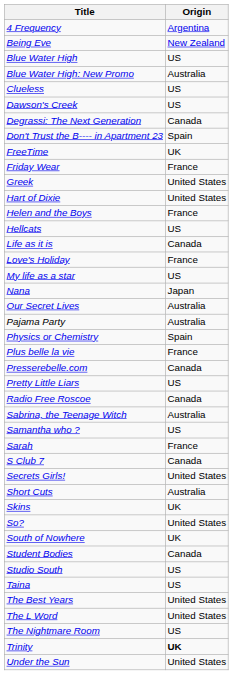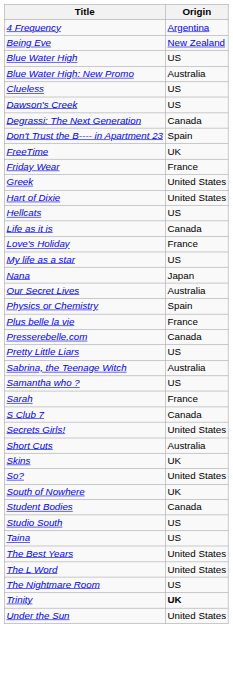- row: (49, 213)
- row: (36, 321)
- row: (49, 399)
